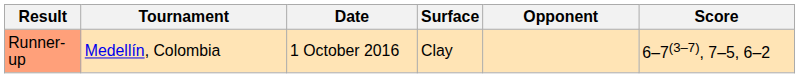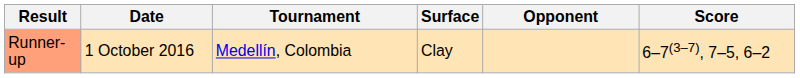columns swapped: (352, 17) <-> (184, 17)
